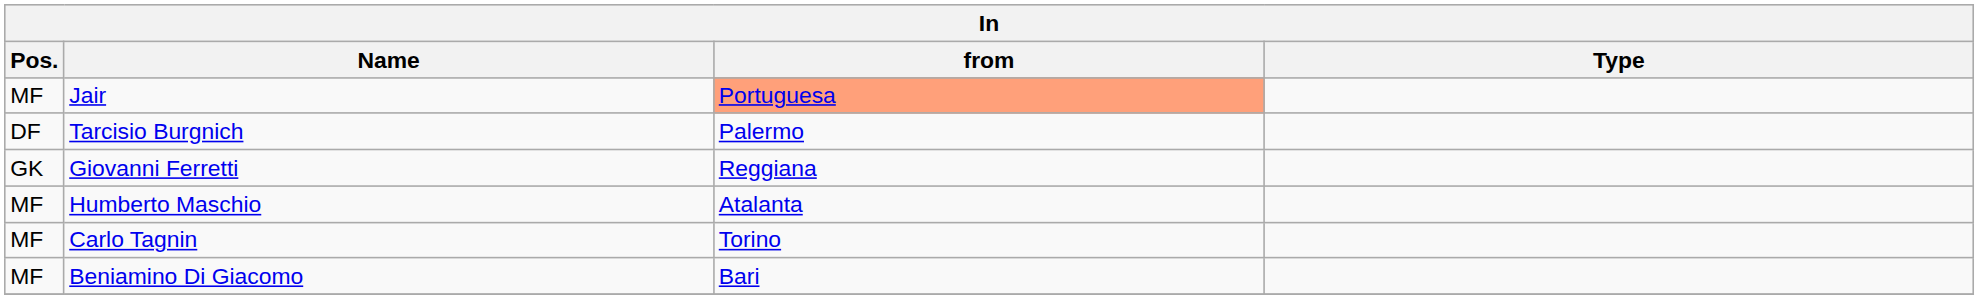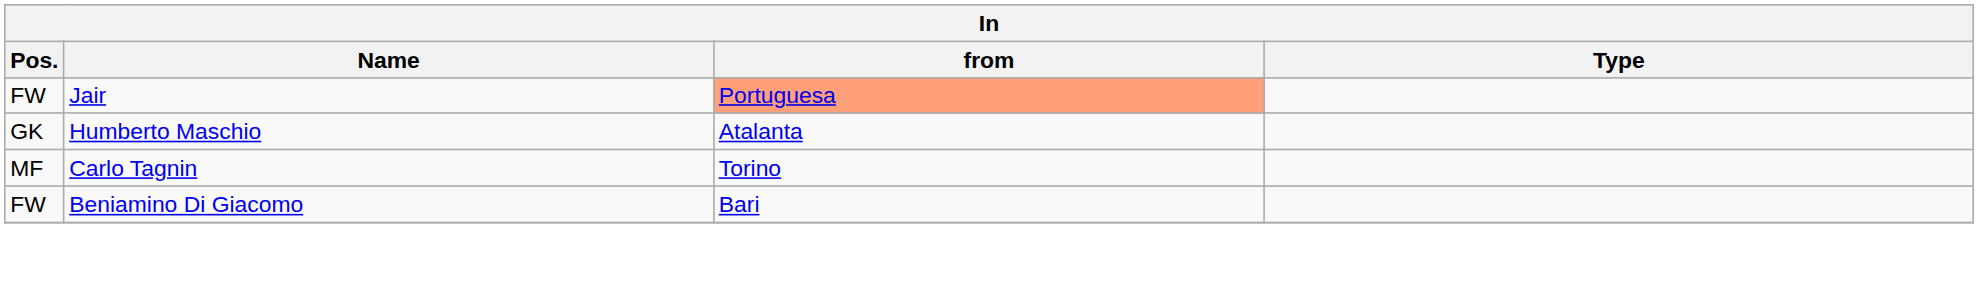(27, 96) MF -> (28, 96) FW
- row: (156, 132)
- row: (154, 168)
(27, 204) MF -> (27, 132) GK
(27, 276) MF -> (28, 204) FW
